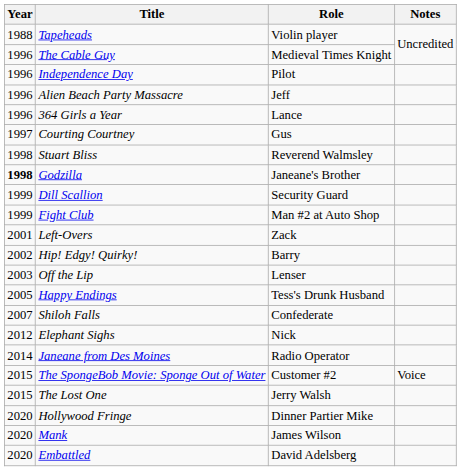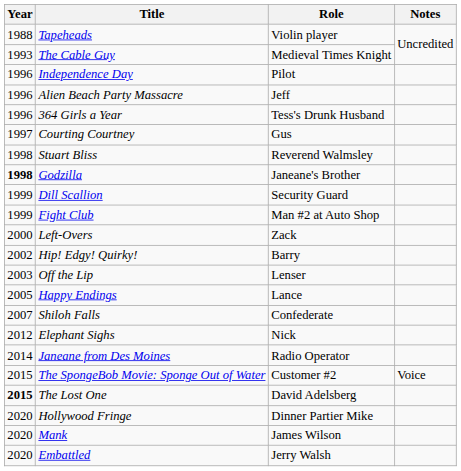(20, 54) 1996 -> (20, 54) 1993
(287, 114) Lance -> (328, 114) Tess's Drunk Husband
(20, 235) 2001 -> (20, 235) 2000
(328, 295) Tess's Drunk Husband -> (287, 295) Lance
(20, 395) normal -> (20, 395) bold
(301, 395) Jerry Walsh -> (314, 395) David Adelsberg
(314, 455) David Adelsberg -> (301, 455) Jerry Walsh
